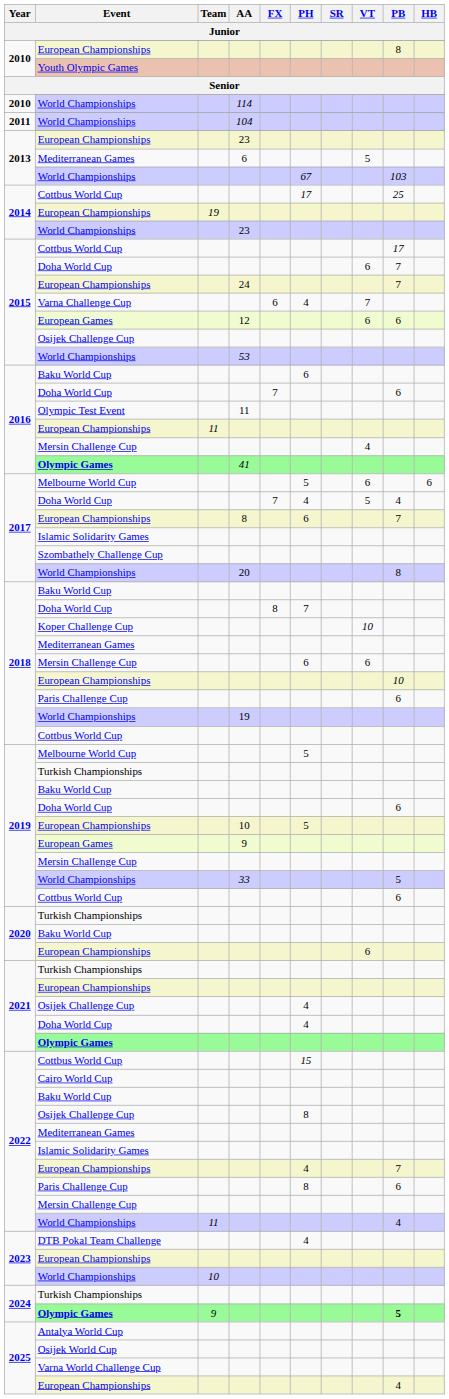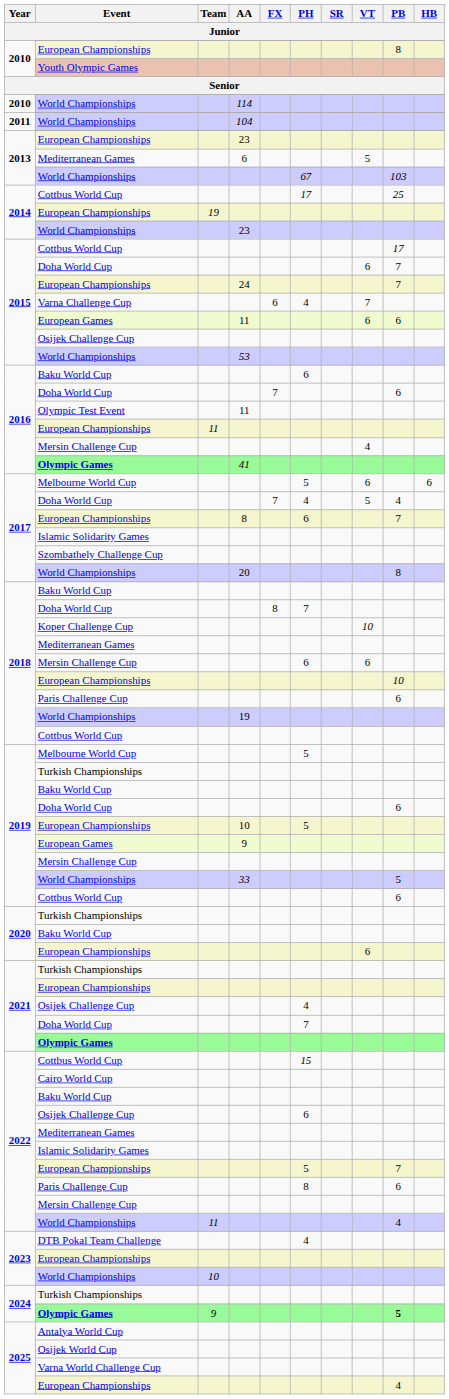(244, 320) 12 -> (244, 320) 11
(306, 1024) 4 -> (306, 1024) 7
(306, 1114) 8 -> (306, 1114) 6
(306, 1168) 4 -> (306, 1168) 5
